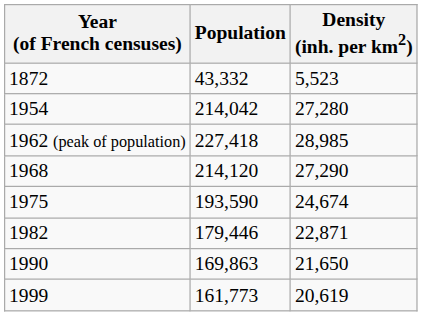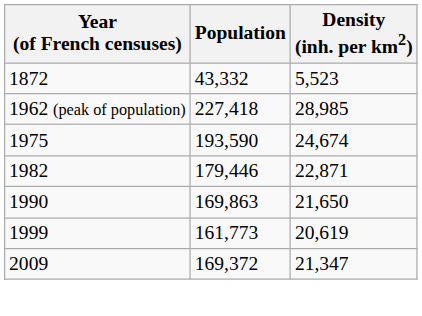- row: (29, 109)
- row: (29, 171)
+ row: (29, 263)
